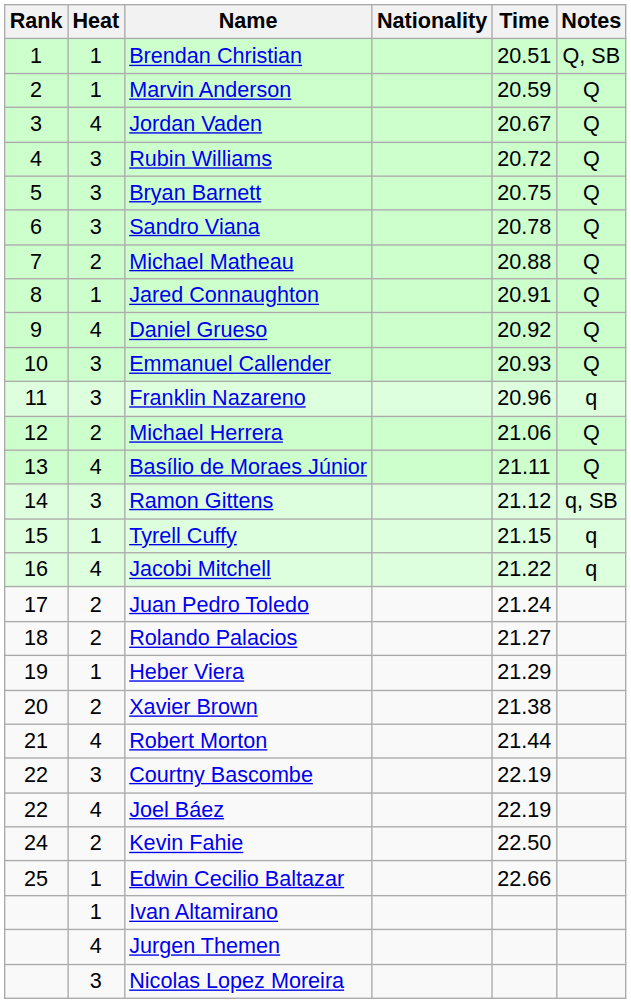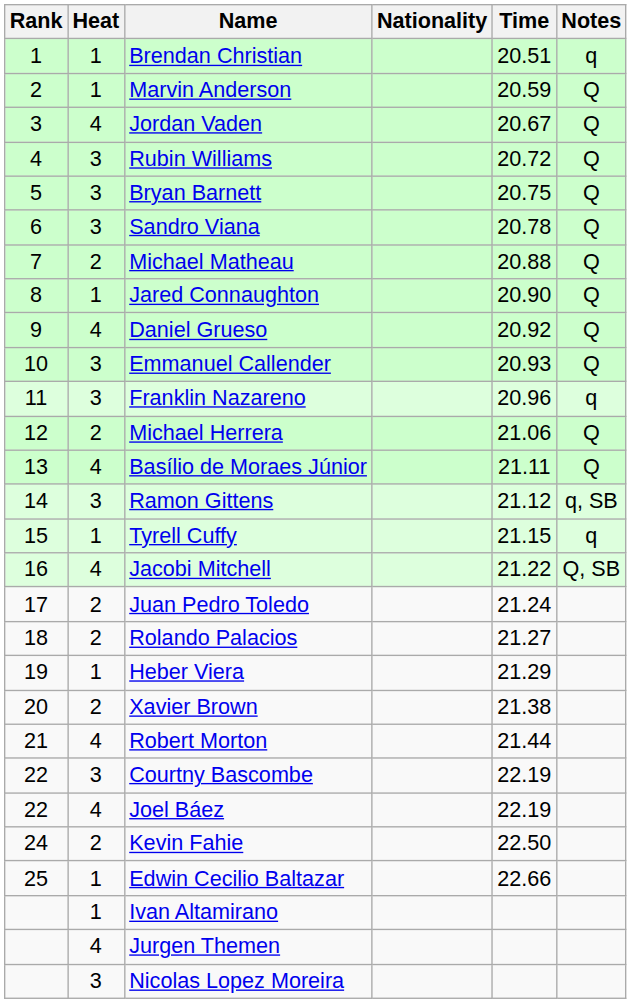(591, 55) Q, SB -> (591, 55) q
(524, 295) 20.91 -> (524, 295) 20.90
(591, 569) q -> (591, 569) Q, SB
